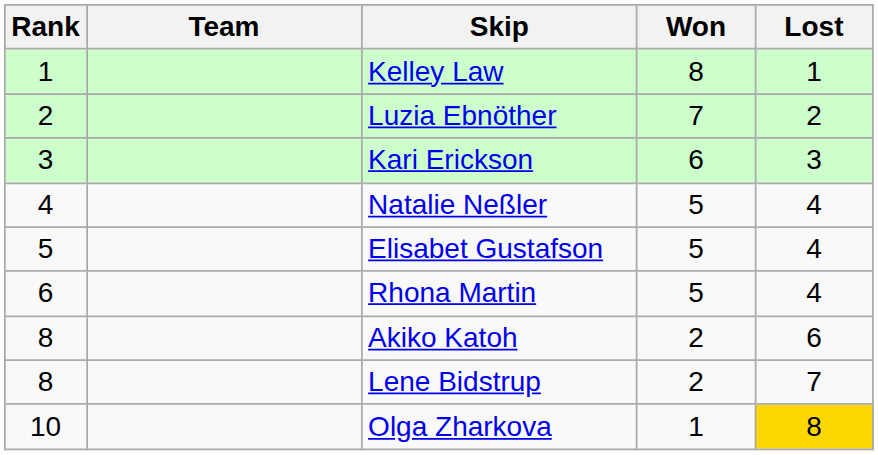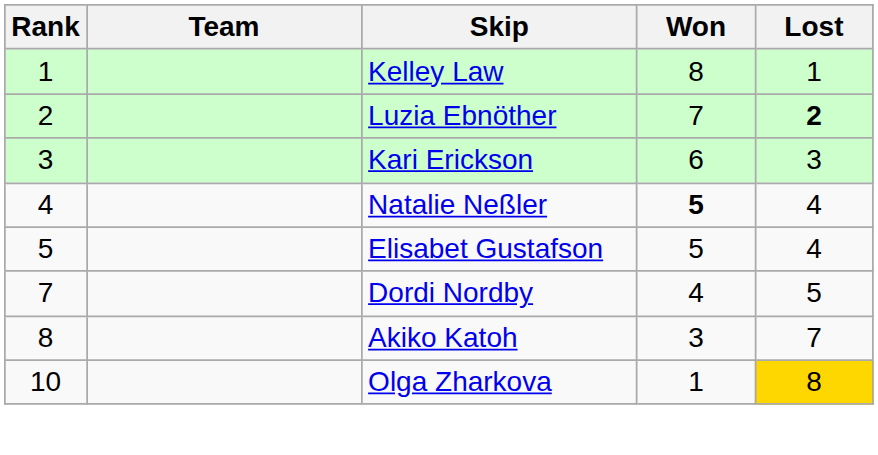(814, 115) normal -> (814, 115) bold
(696, 204) normal -> (696, 204) bold
- row: (452, 293)
+ row: (451, 293)
(696, 337) 2 -> (696, 337) 3
(814, 337) 6 -> (814, 337) 7
- row: (455, 381)
